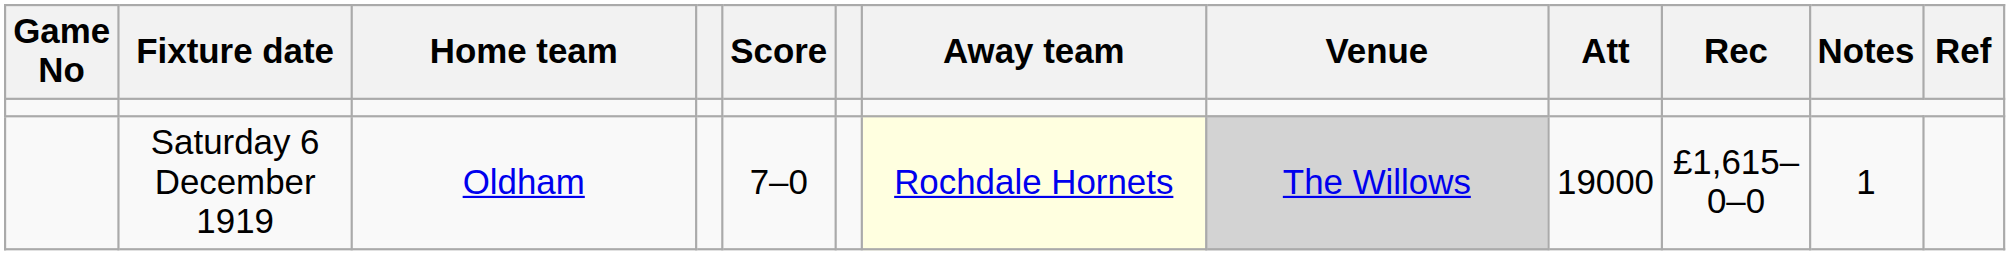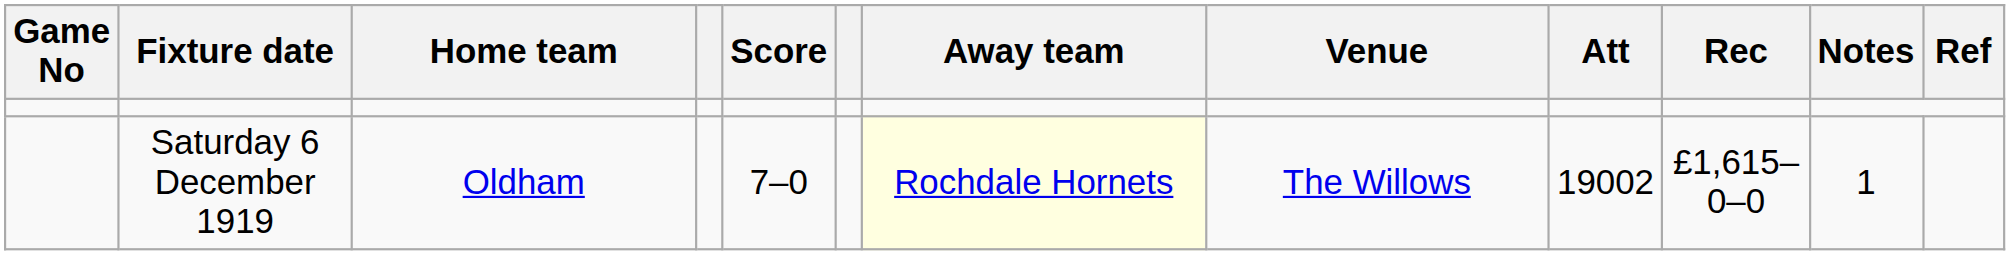(1377, 182) lightgrey background -> (1377, 182) no background
(1605, 182) 19000 -> (1605, 182) 19002
